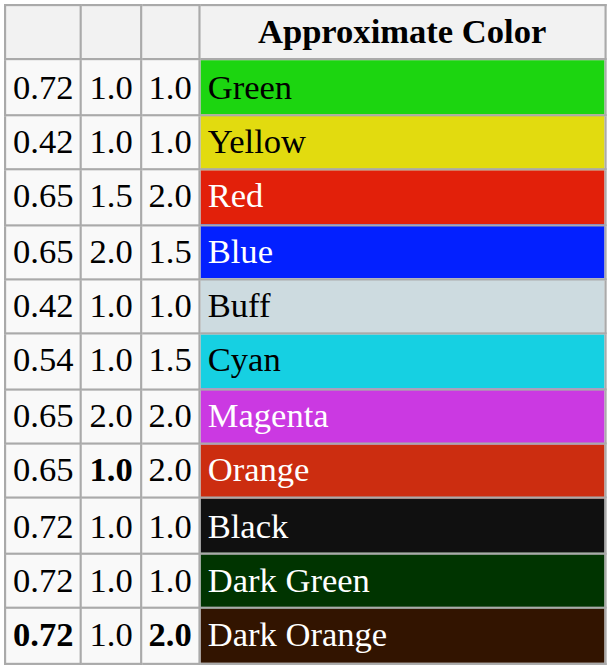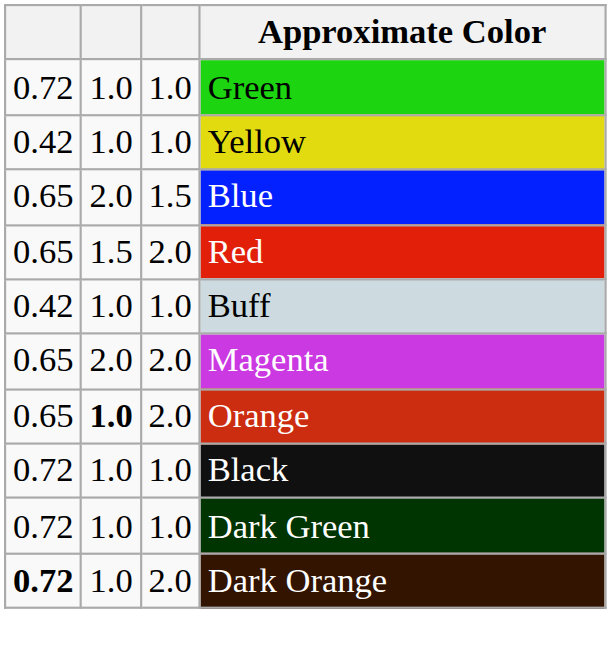rows swapped: (240, 251) <-> (236, 196)
- row: (244, 360)
(170, 634) bold -> (170, 580) normal
